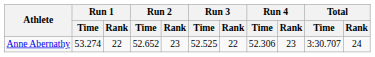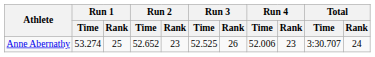(117, 44) 22 -> (117, 44) 25
(233, 44) 22 -> (233, 44) 26
(262, 44) 52.306 -> (262, 44) 52.006
